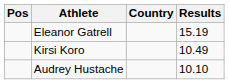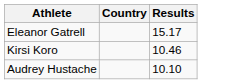- column: (18, 13)
(194, 32) 15.19 -> (167, 32) 15.17
(194, 50) 10.49 -> (167, 50) 10.46
